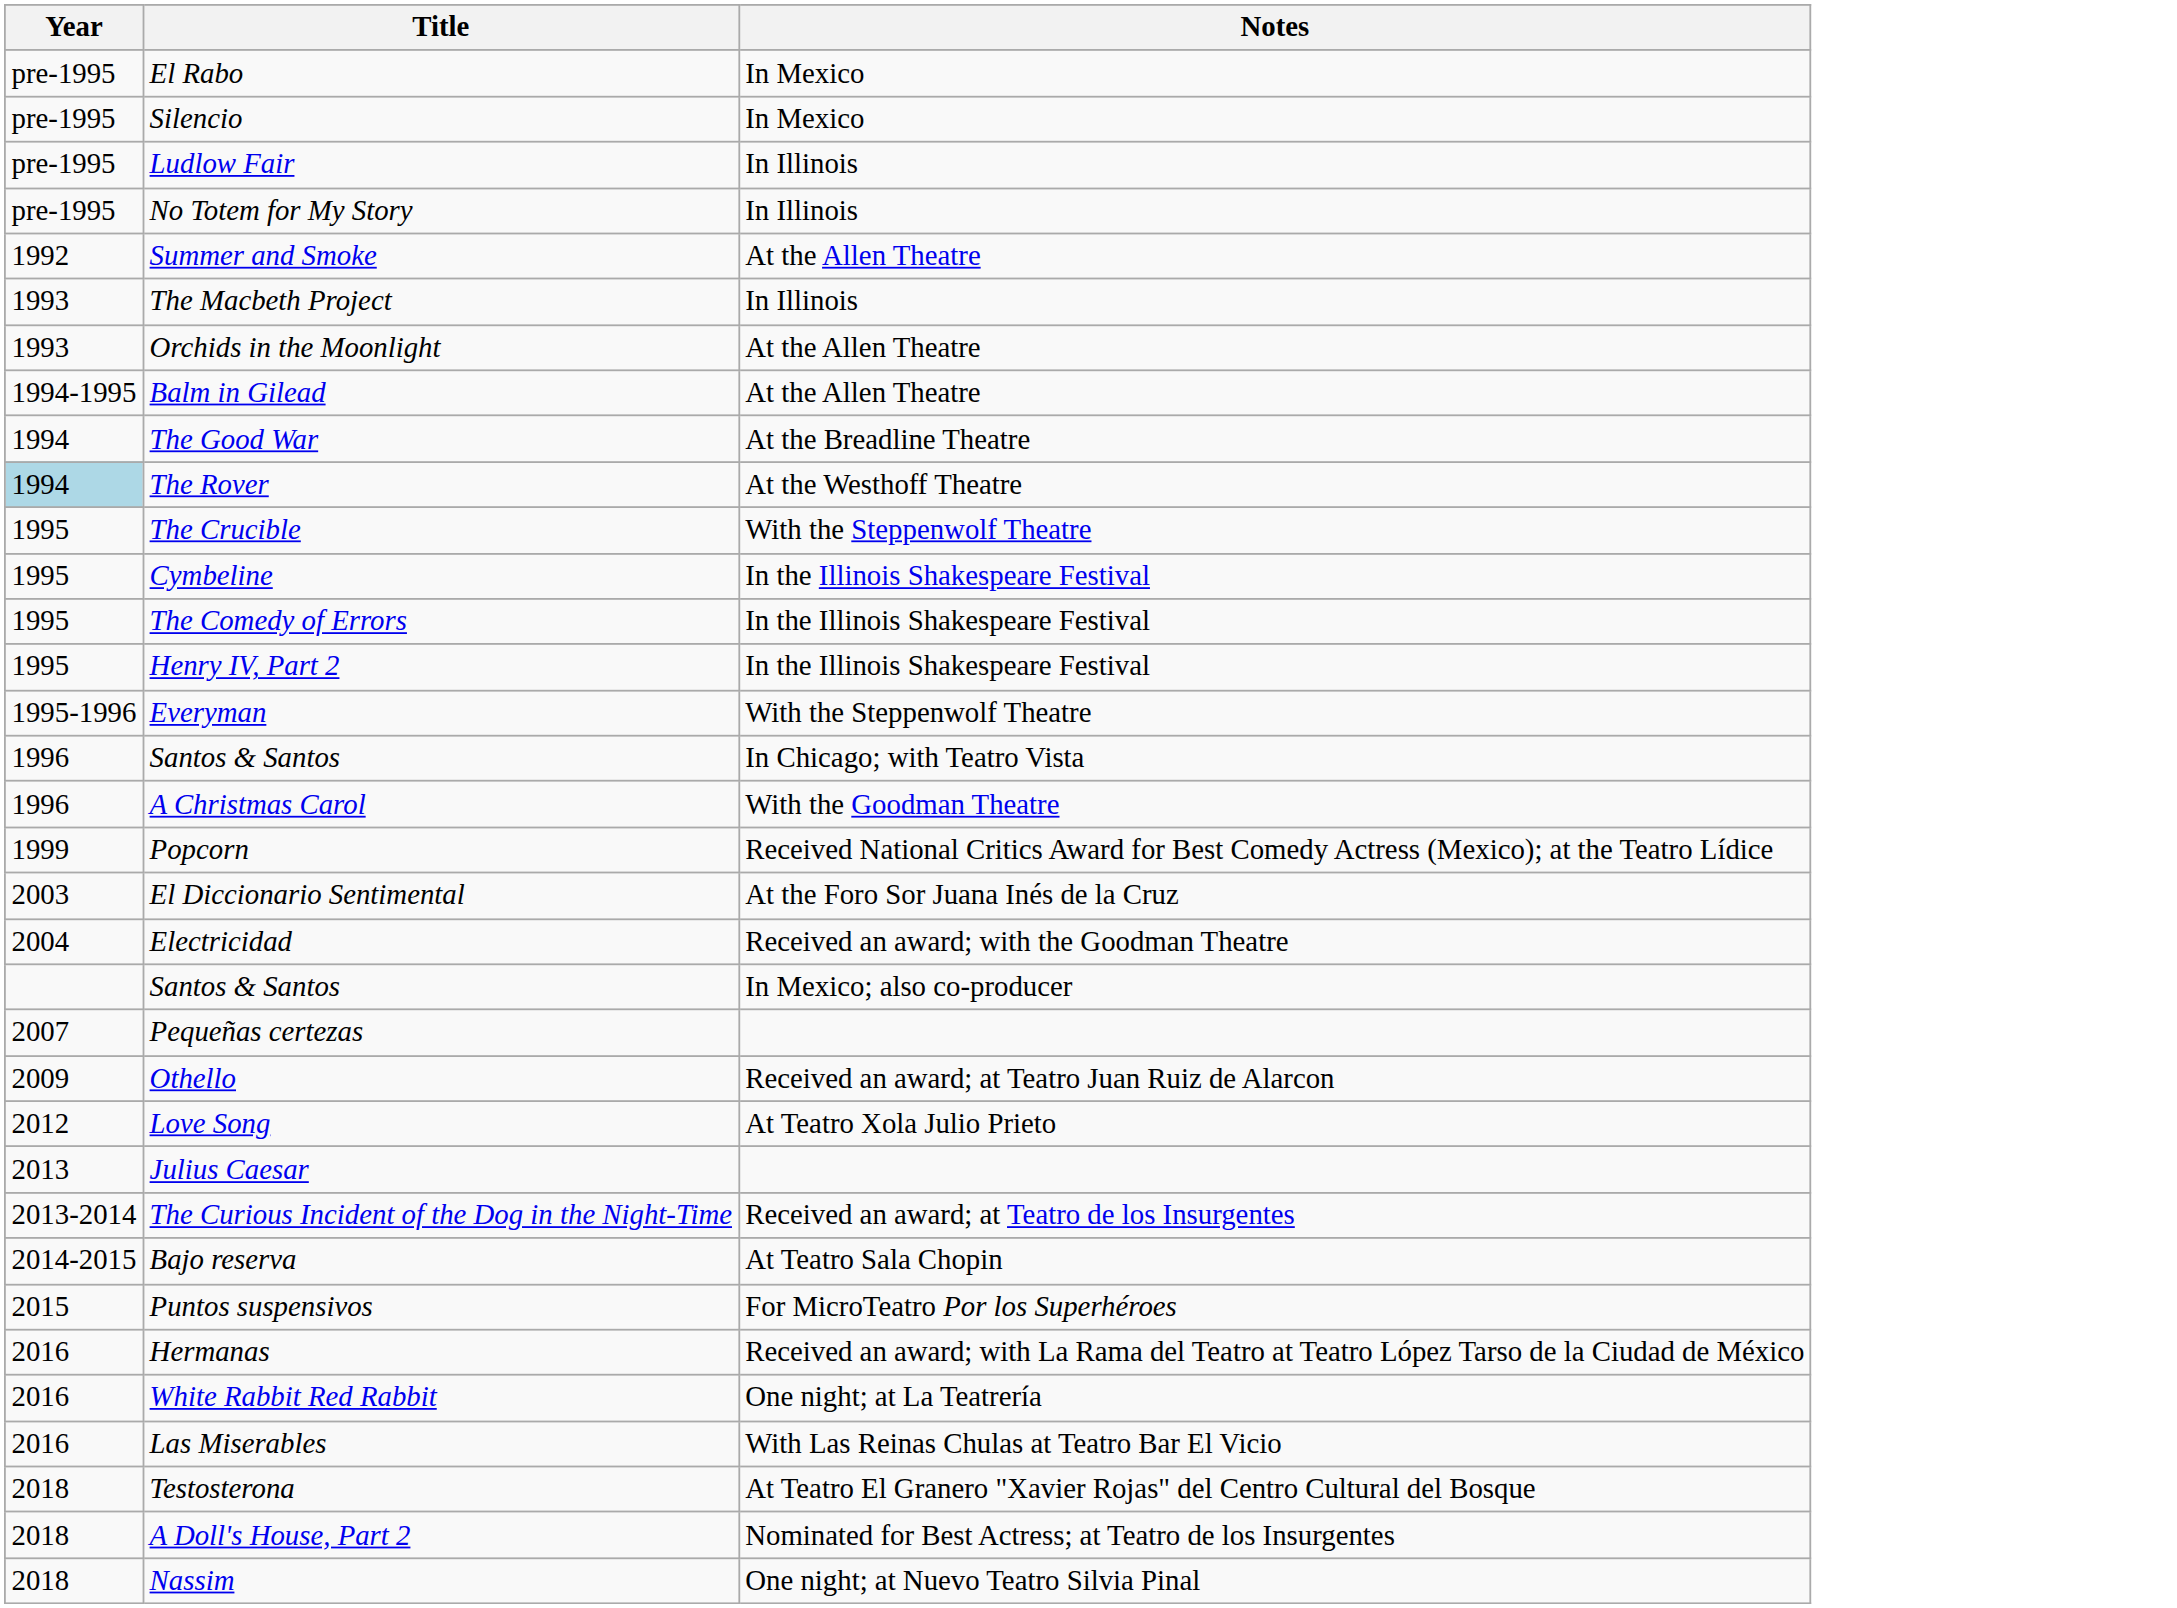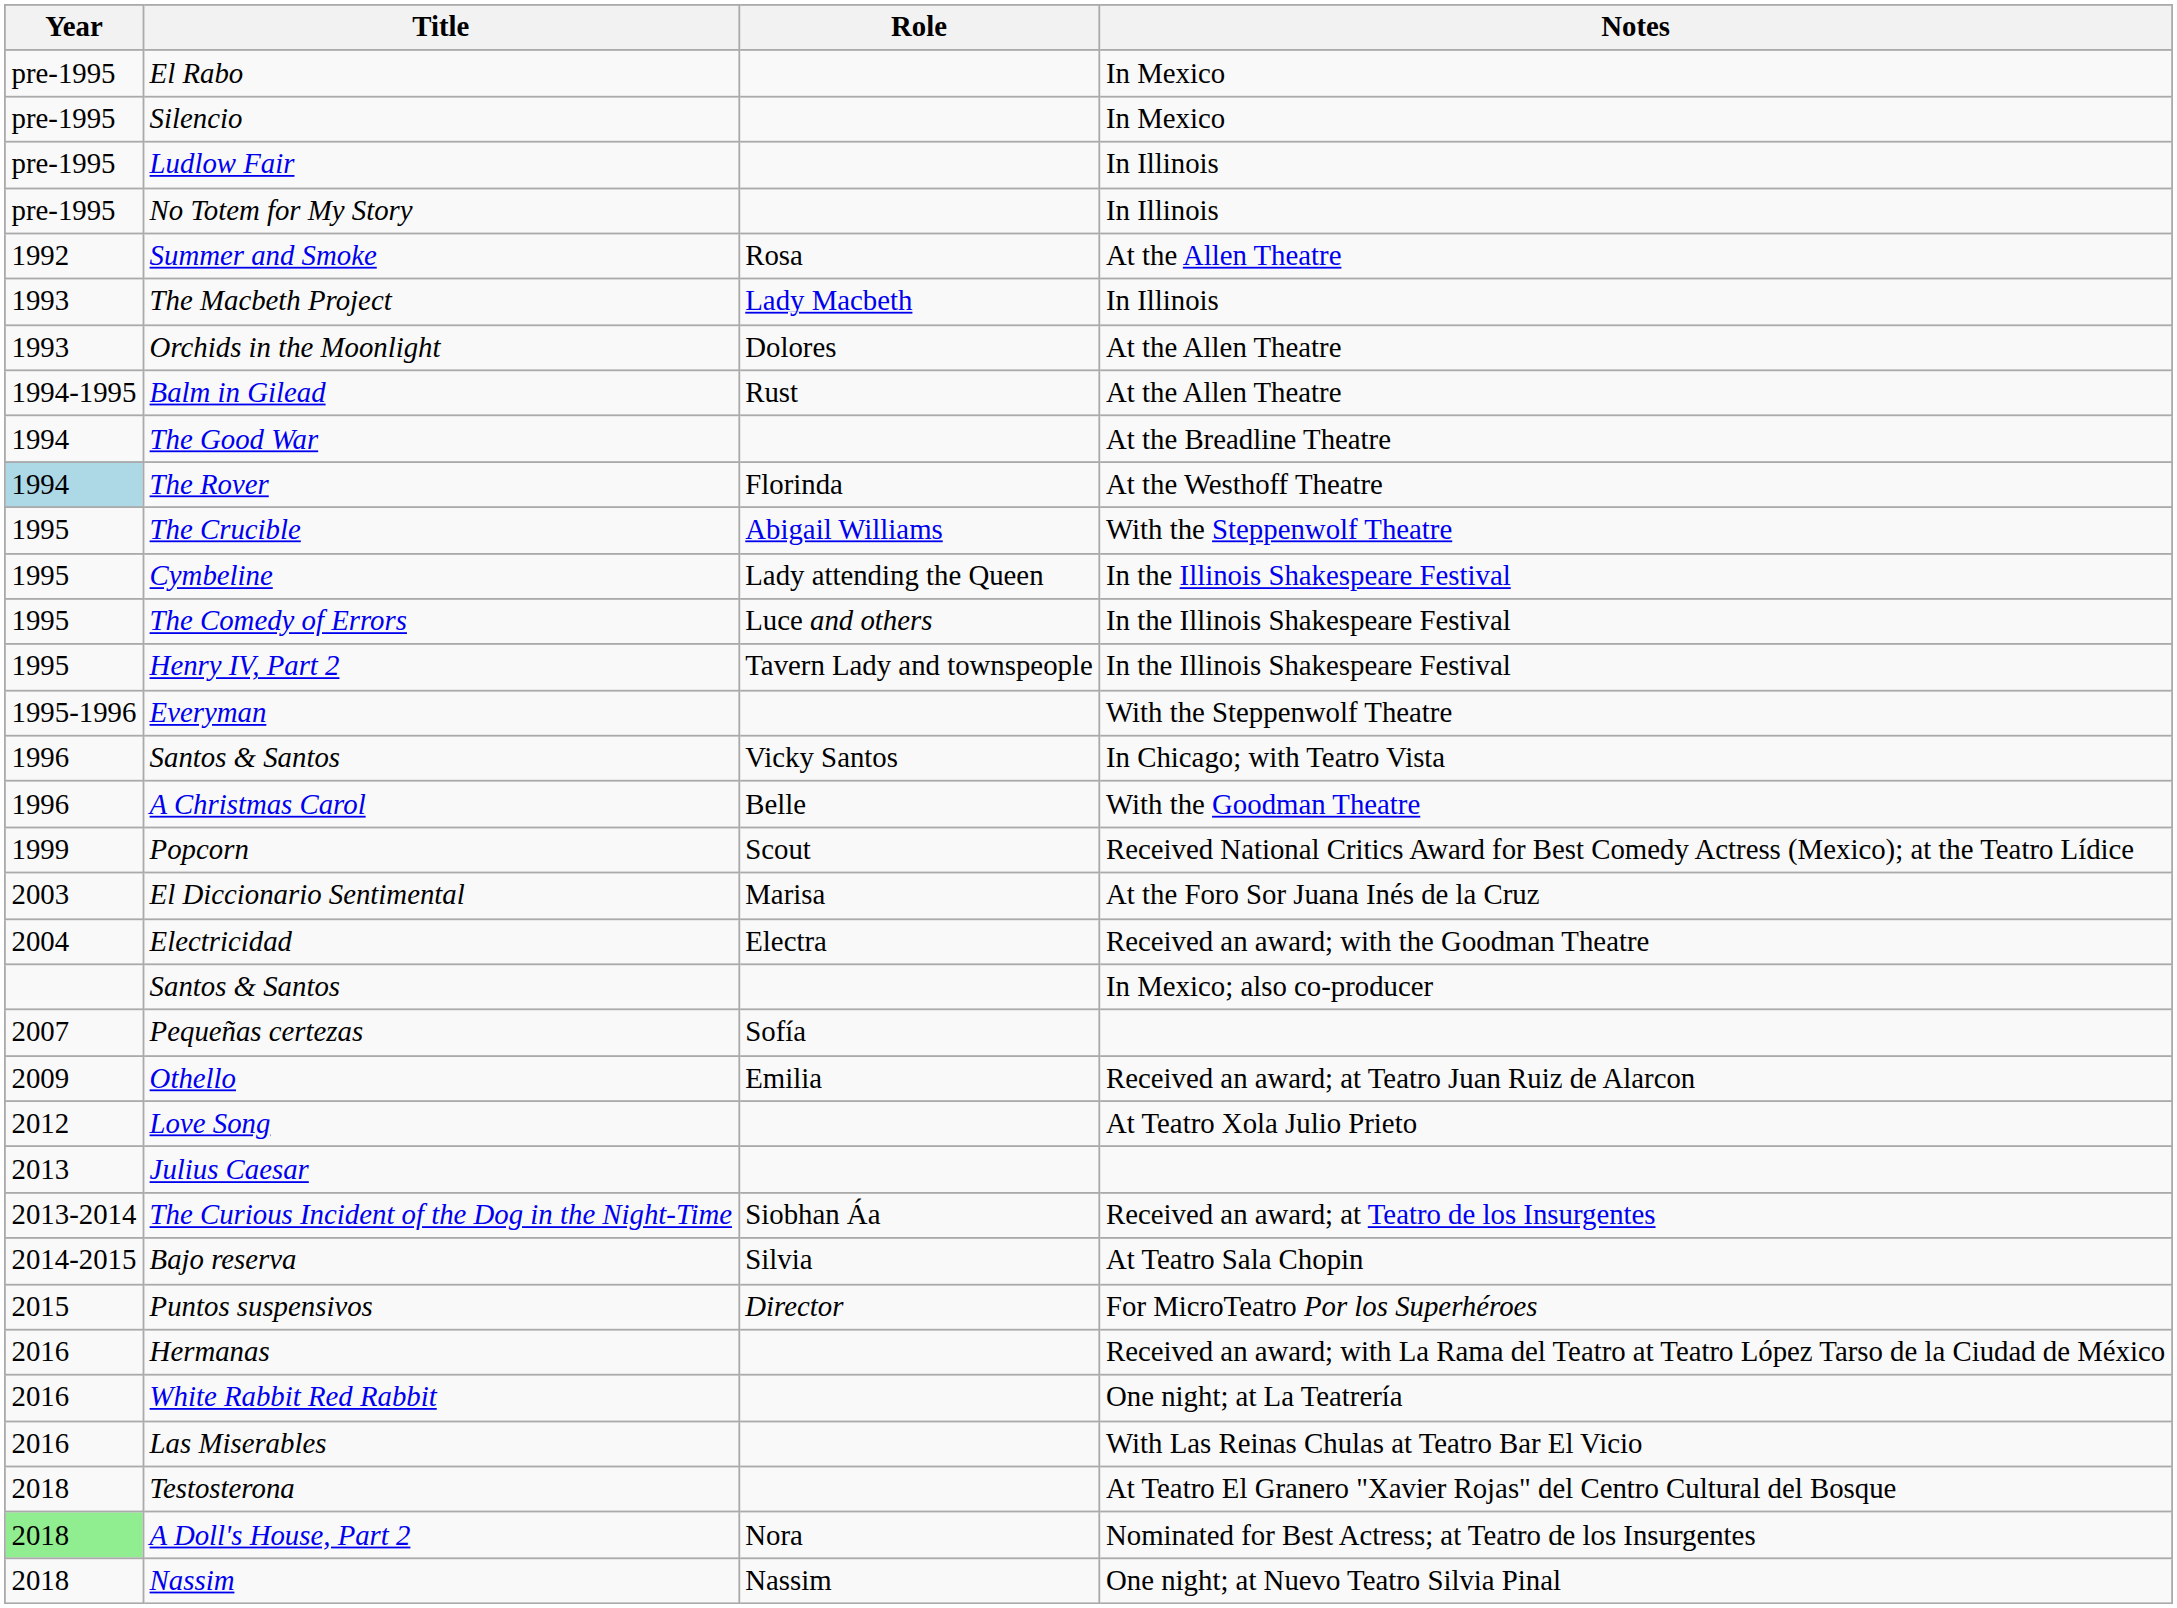+ column: (919, 27)
(40, 1534) no background -> (40, 1534) lightgreen background
